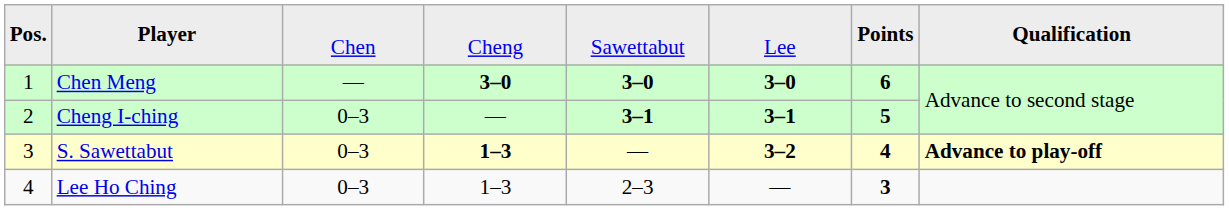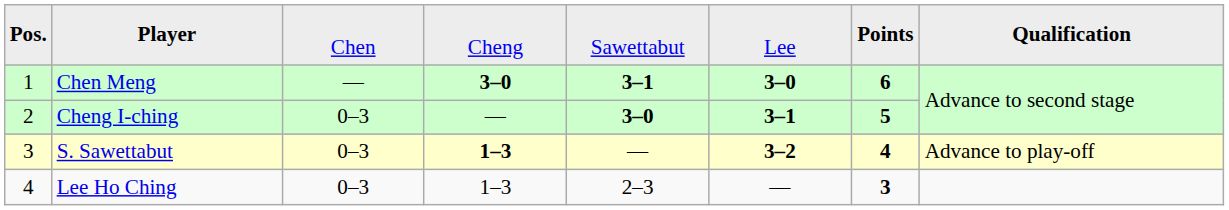(638, 82) 3–0 -> (638, 82) 3–1
(638, 117) 3–1 -> (638, 117) 3–0
(1013, 152) bold -> (1010, 152) normal
